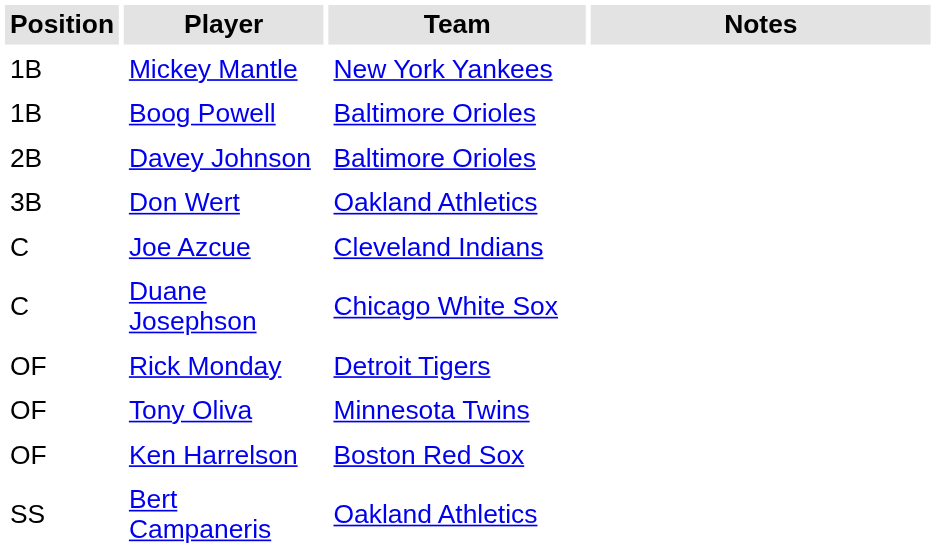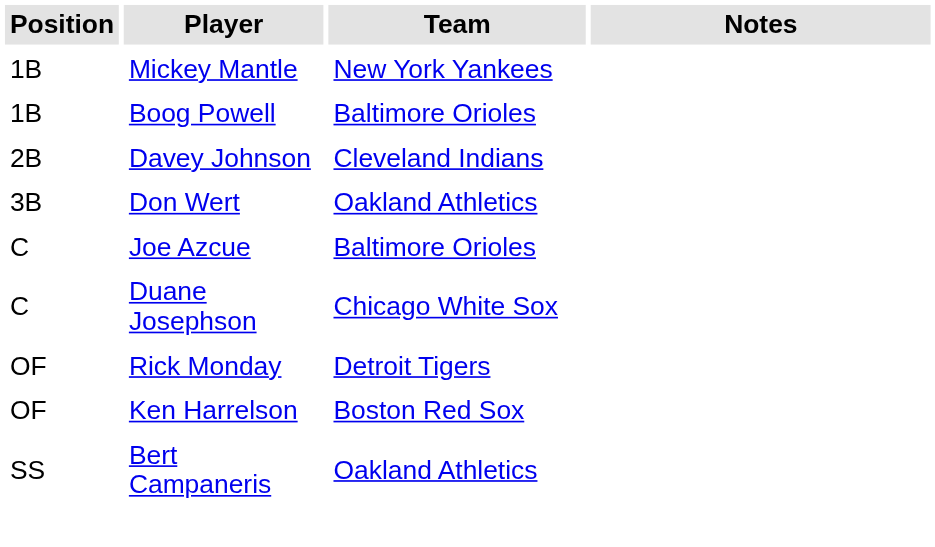(435, 158) Baltimore Orioles -> (438, 158) Cleveland Indians
(438, 247) Cleveland Indians -> (435, 247) Baltimore Orioles
- row: (191, 410)
